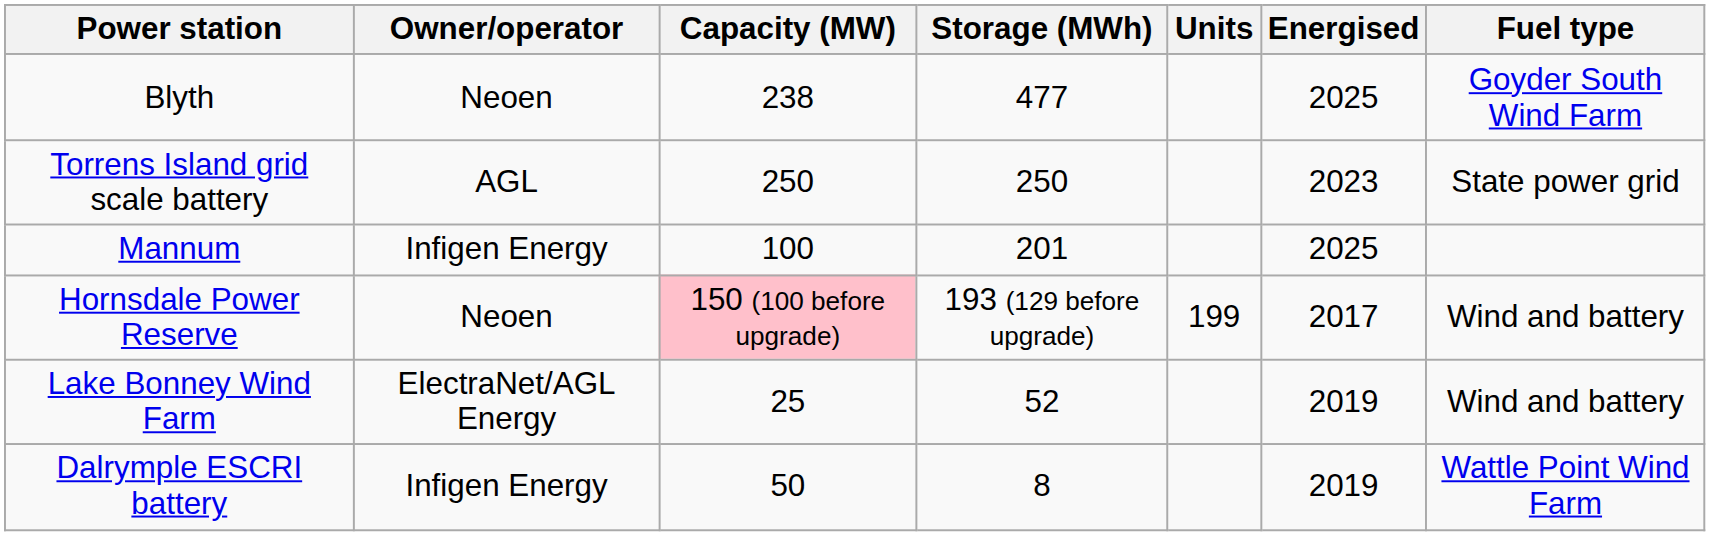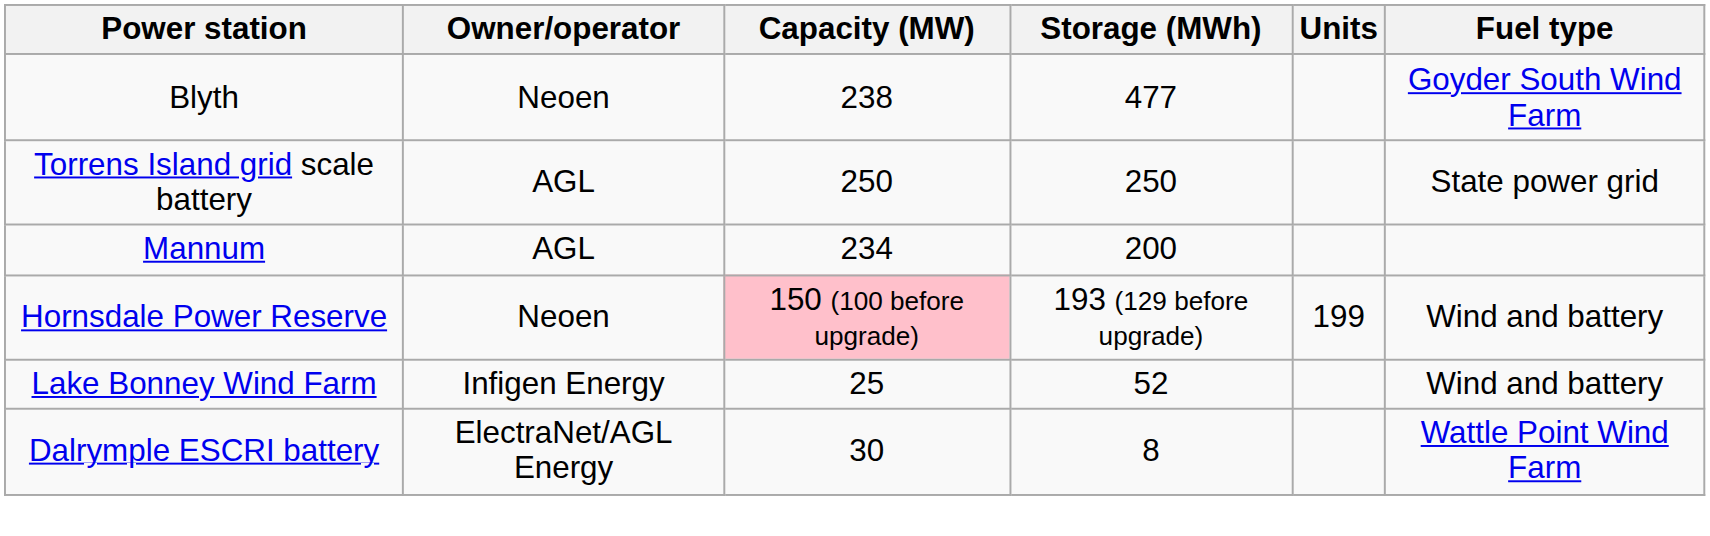- column: (1344, 29)
(507, 249) Infigen Energy -> (564, 249) AGL
(788, 249) 100 -> (867, 249) 234
(1042, 249) 201 -> (1151, 249) 200
(507, 401) ElectraNet/AGL Energy -> (564, 383) Infigen Energy
(507, 486) Infigen Energy -> (564, 451) ElectraNet/AGL Energy
(788, 486) 50 -> (867, 451) 30
